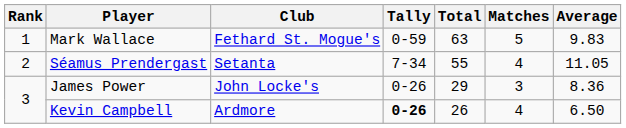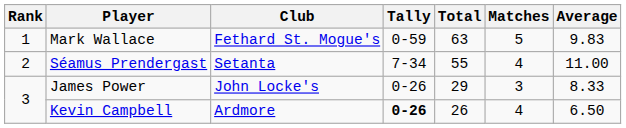(587, 64) 11.05 -> (587, 64) 11.00
(587, 88) 8.36 -> (587, 88) 8.33
